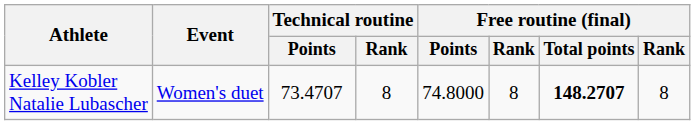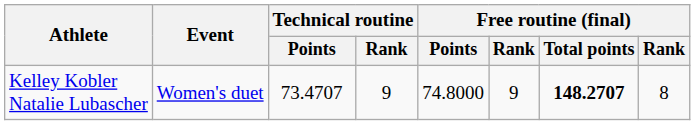(387, 92) 8 -> (387, 92) 9
(514, 92) 8 -> (514, 92) 9
